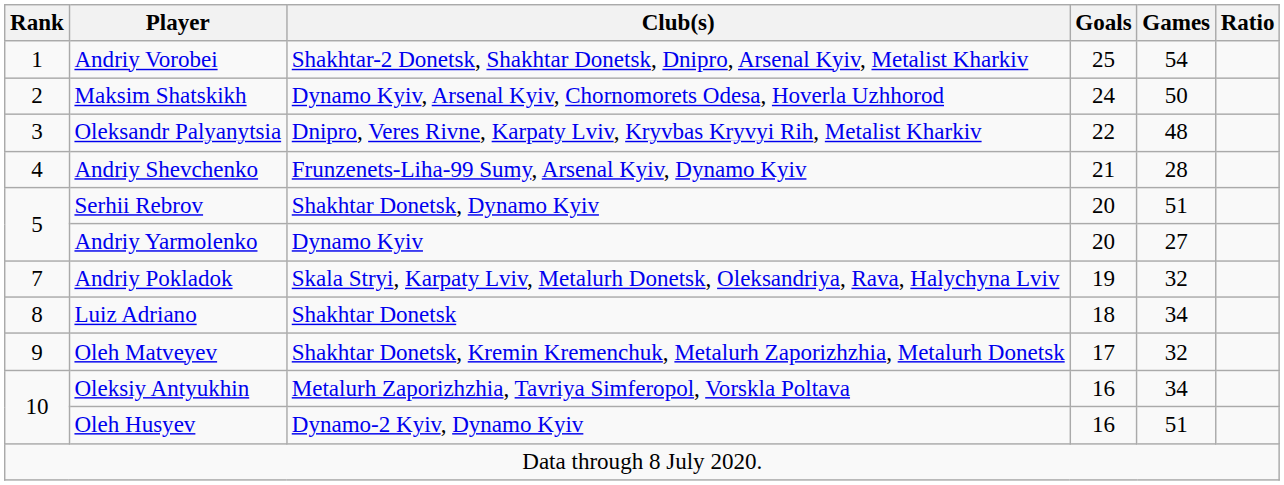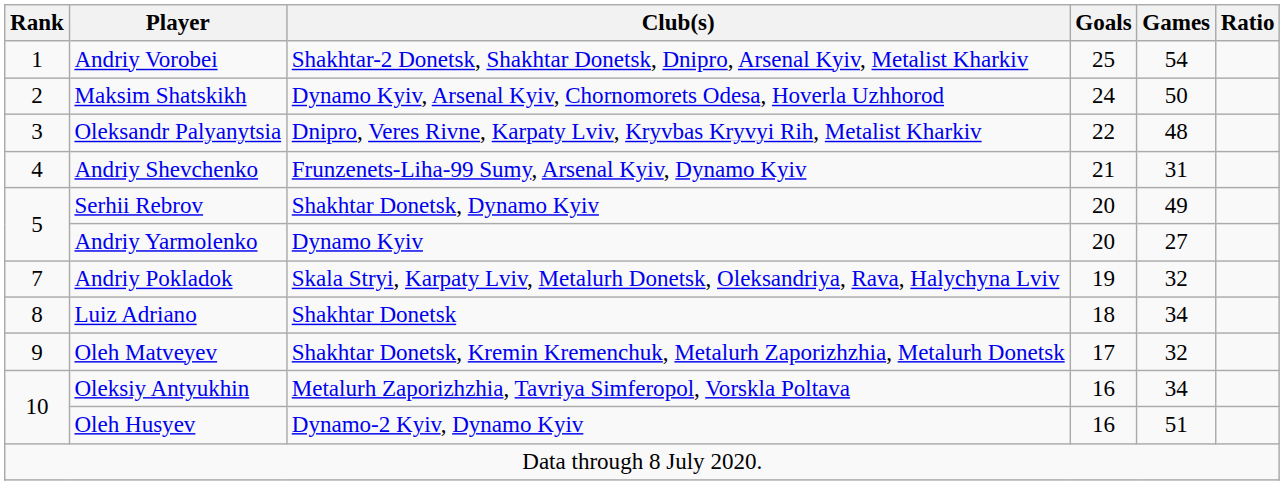(1176, 168) 28 -> (1176, 168) 31
(1176, 205) 51 -> (1176, 205) 49
